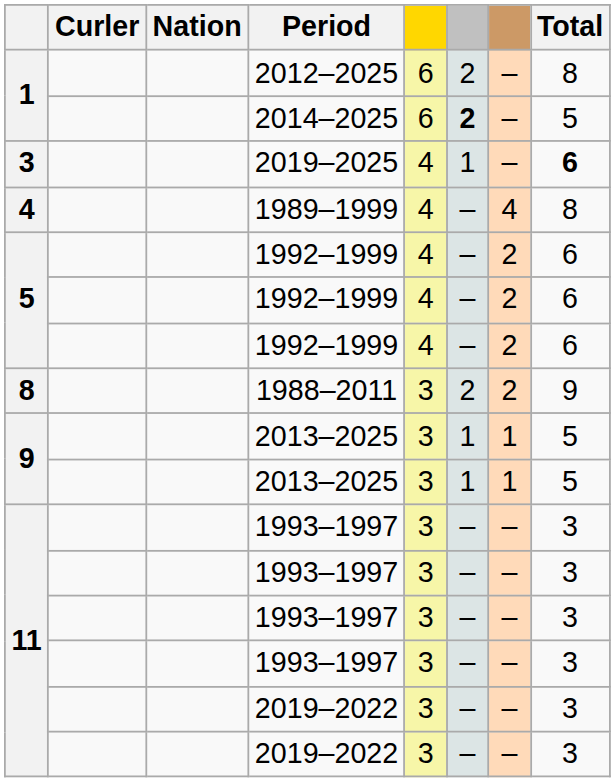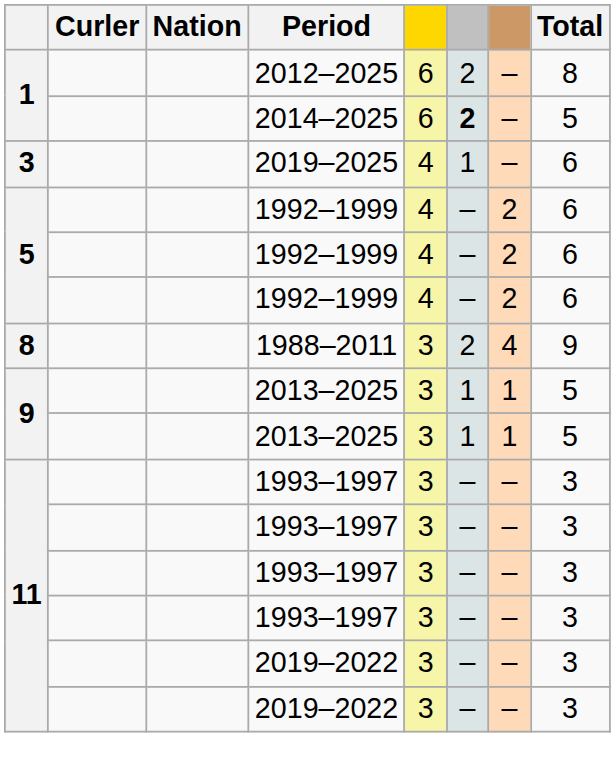(570, 163) bold -> (570, 163) normal
- row: (27, 208)
(509, 390) 2 -> (509, 345) 4
